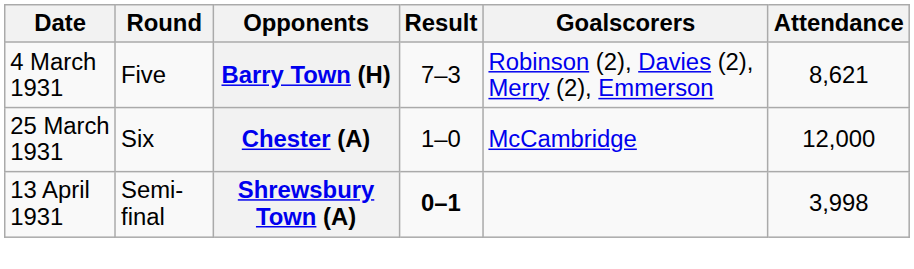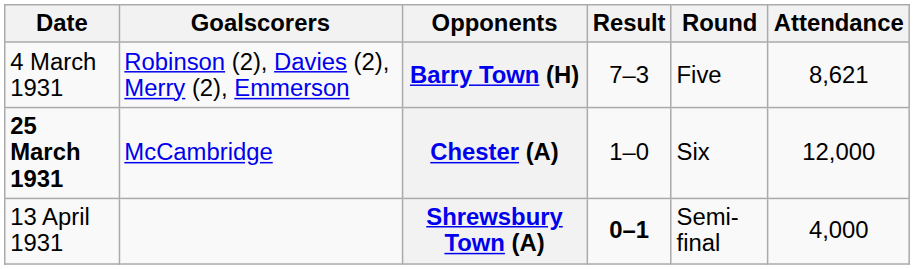columns swapped: (164, 23) <-> (626, 23)
(60, 139) normal -> (45, 152) bold
(839, 203) 3,998 -> (839, 230) 4,000
